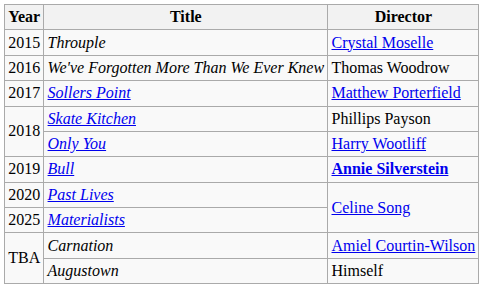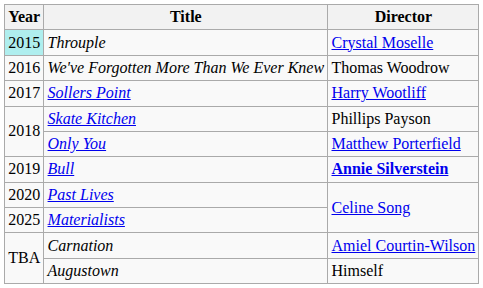(24, 42) no background -> (24, 42) paleturquoise background
(396, 93) Matthew Porterfield -> (379, 93) Harry Wootliff
(379, 144) Harry Wootliff -> (396, 144) Matthew Porterfield
